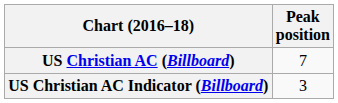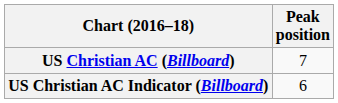(303, 85) 3 -> (303, 85) 6
